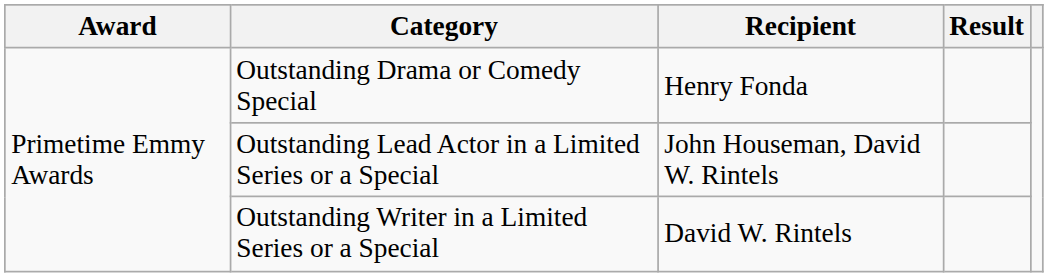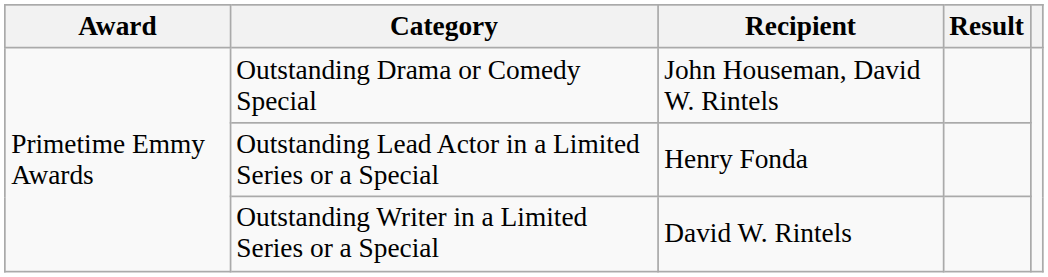(736, 84) Henry Fonda -> (792, 84) John Houseman, David W. Rintels
(792, 159) John Houseman, David W. Rintels -> (736, 159) Henry Fonda
